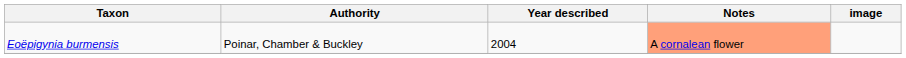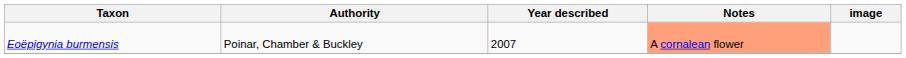(503, 44) 2004 -> (503, 44) 2007
